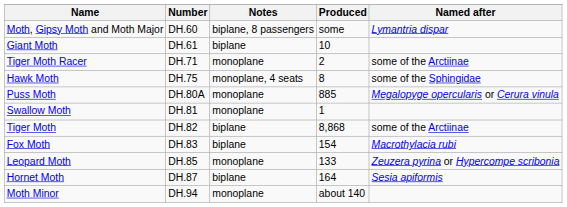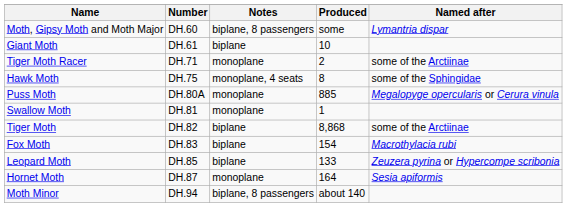(238, 161) monoplane -> (229, 161) biplane
(229, 177) biplane -> (238, 177) monoplane
(238, 194) monoplane -> (263, 194) biplane, 8 passengers
